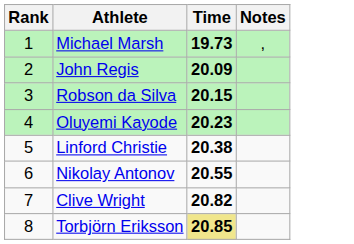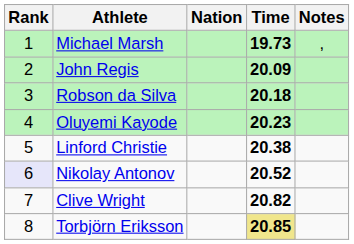+ column: (217, 17)
(212, 95) 20.15 -> (271, 95) 20.18
(28, 174) no background -> (28, 174) lavender background
(212, 174) 20.55 -> (271, 174) 20.52
